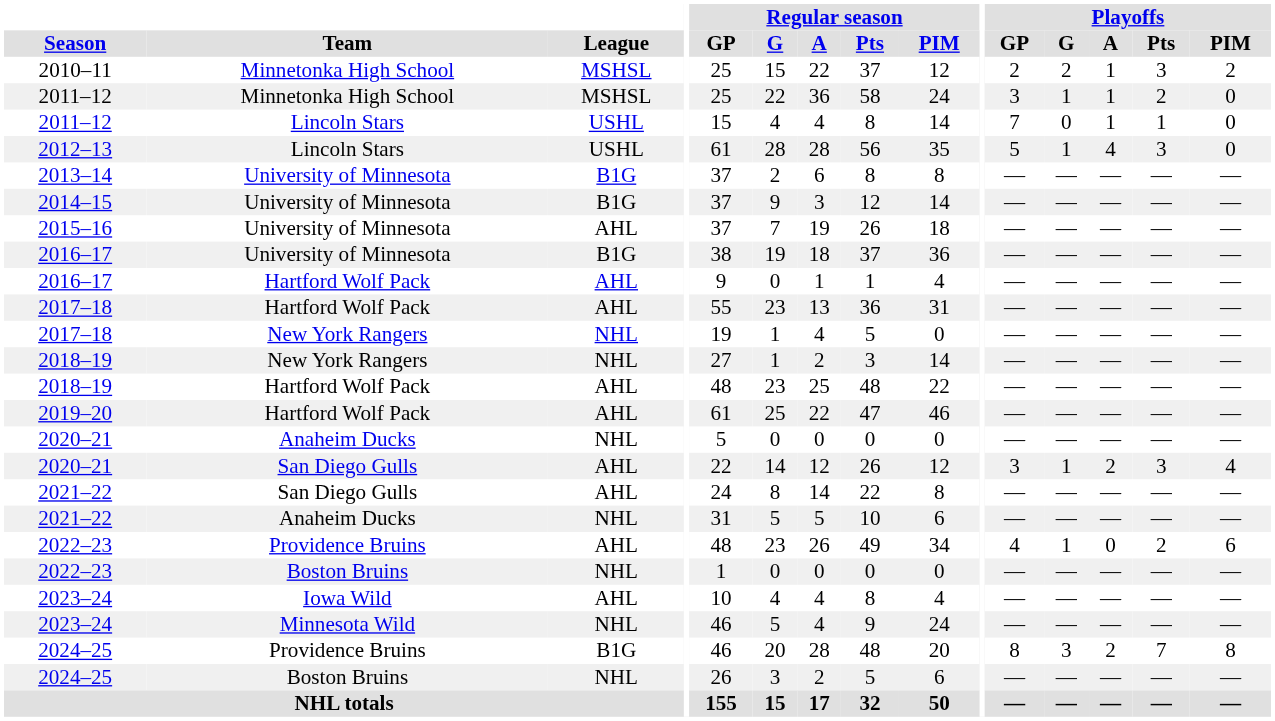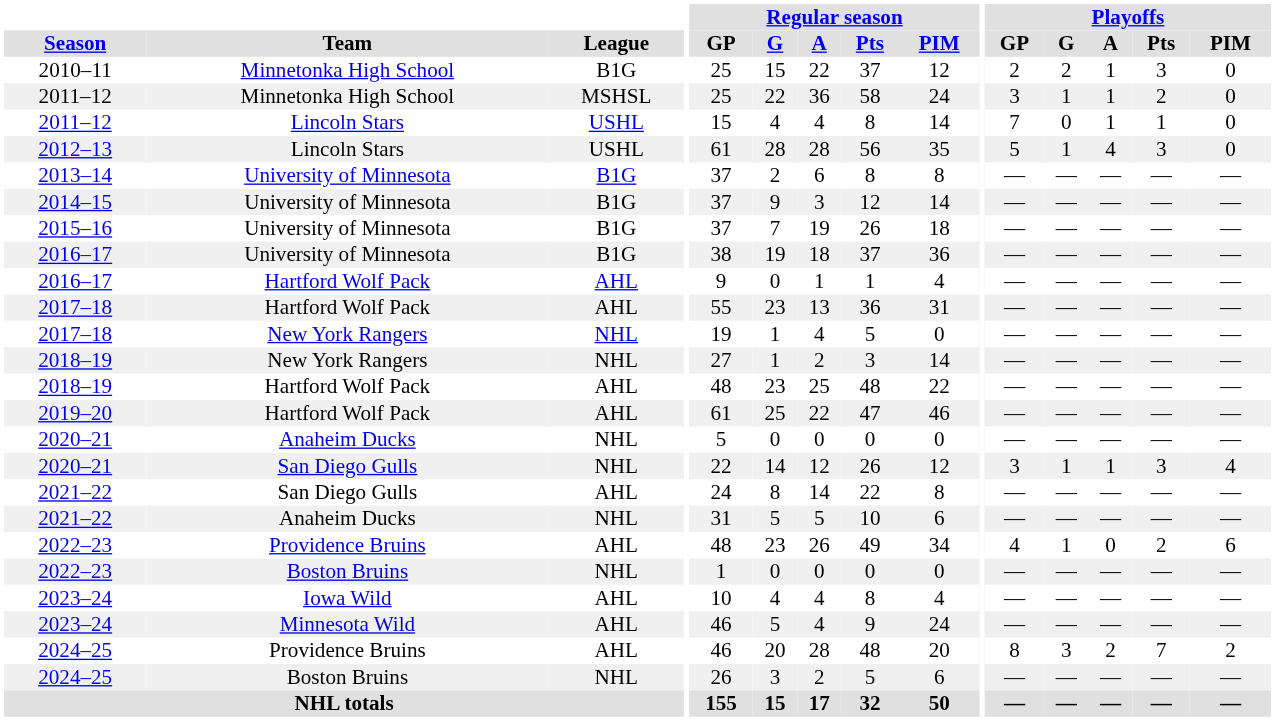(616, 69) MSHSL -> (616, 69) B1G
(1231, 69) 2 -> (1231, 69) 0
(616, 228) AHL -> (616, 228) B1G
(616, 465) AHL -> (616, 465) NHL
(1110, 465) 2 -> (1110, 465) 1
(616, 624) NHL -> (616, 624) AHL
(616, 650) B1G -> (616, 650) AHL
(1231, 650) 8 -> (1231, 650) 2
